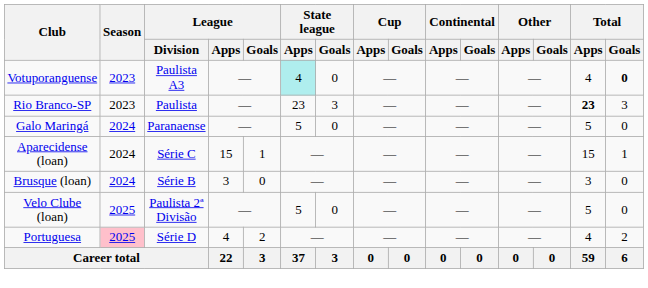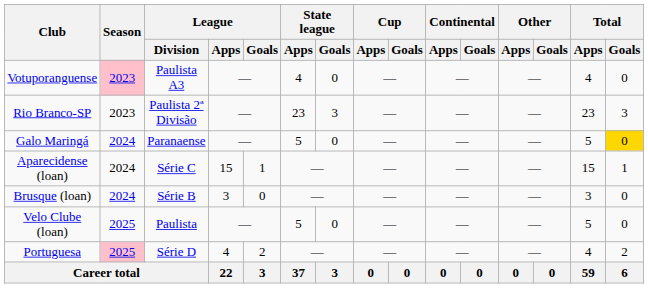(122, 77) no background -> (122, 77) pink background
(298, 77) paleturquoise background -> (298, 77) no background
(624, 77) bold -> (624, 77) normal
(176, 105) Paulista -> (176, 112) Paulista 2ª Divisão
(588, 105) bold -> (588, 112) normal
(624, 126) no background -> (624, 140) gold background
(176, 209) Paulista 2ª Divisão -> (176, 224) Paulista
